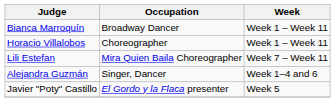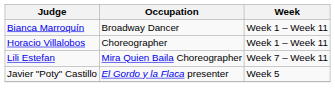- row: (48, 74)
